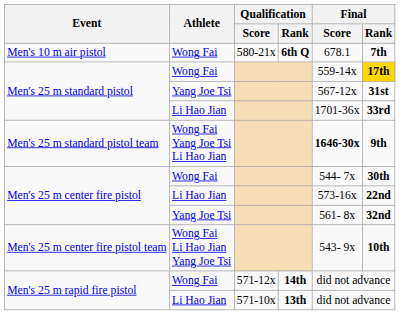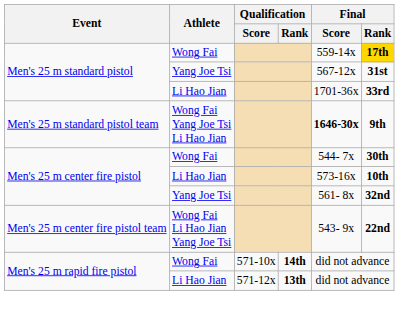- row: (56, 52)
(379, 195) 22nd -> (378, 176) 10th
(379, 248) 10th -> (378, 228) 22nd
(256, 281) 571-12x -> (256, 261) 571-10x
(256, 300) 571-10x -> (256, 281) 571-12x
